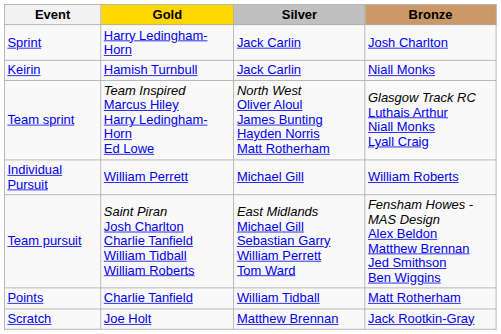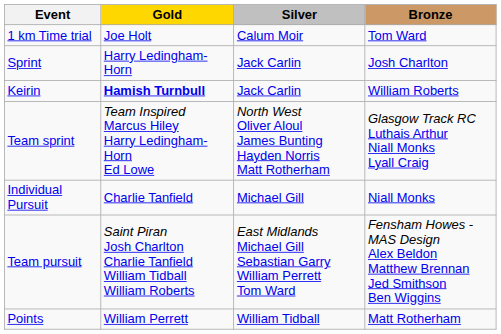+ row: (50, 35)
(151, 70) normal -> (154, 91) bold
(401, 70) Niall Monks -> (413, 91) William Roberts
(146, 177) William Perrett -> (148, 197) Charlie Tanfield
(413, 177) William Roberts -> (401, 197) Niall Monks
(148, 298) Charlie Tanfield -> (146, 319) William Perrett
- row: (29, 319)
